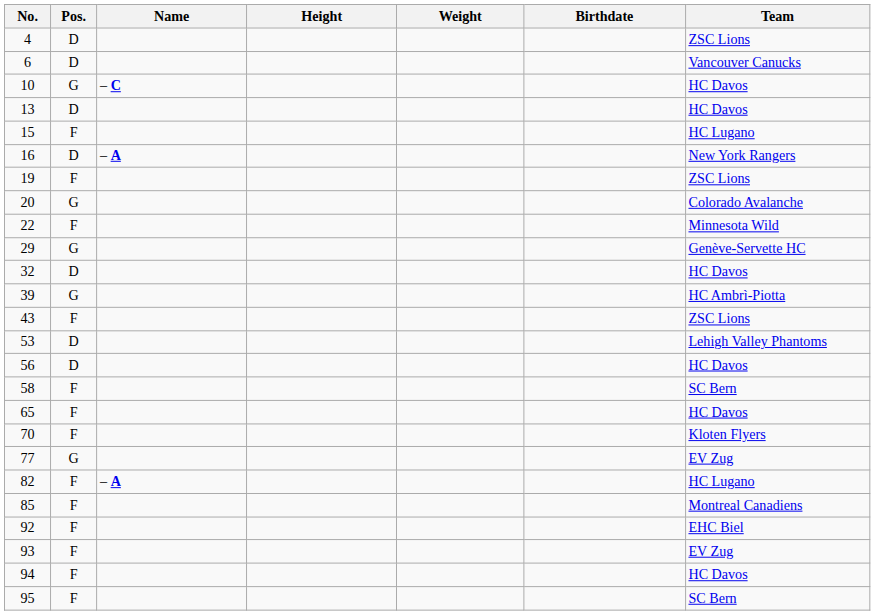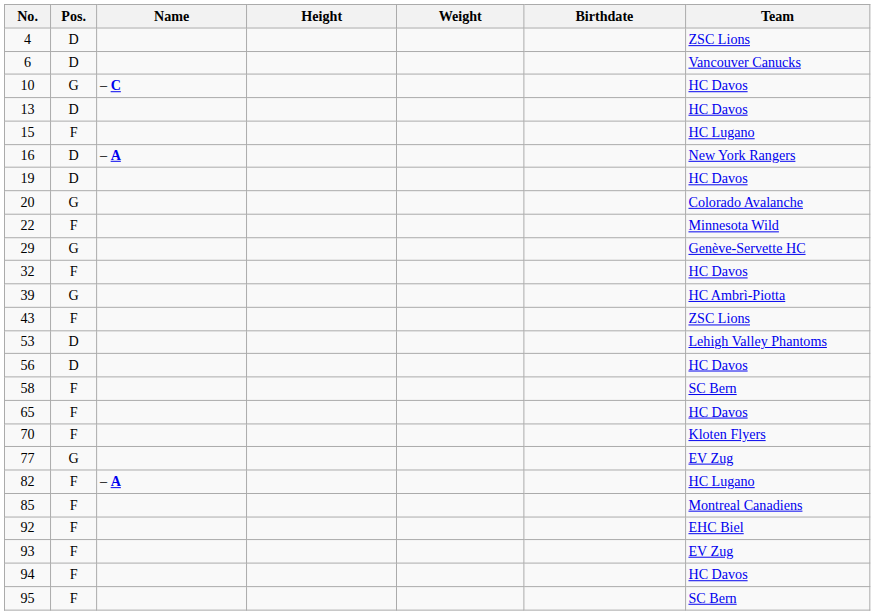(74, 179) F -> (74, 179) D
(719, 179) ZSC Lions -> (718, 179) HC Davos
(74, 272) D -> (74, 272) F
